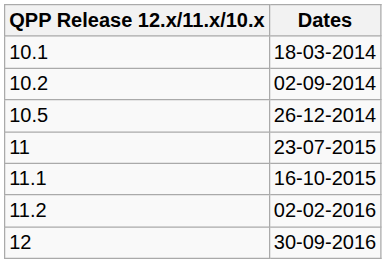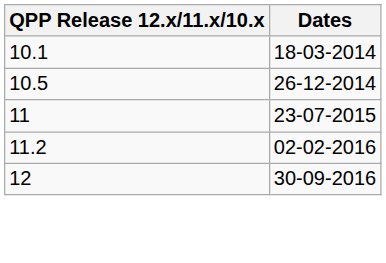- row: (29, 83)
- row: (28, 178)
